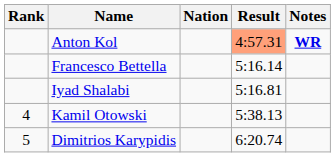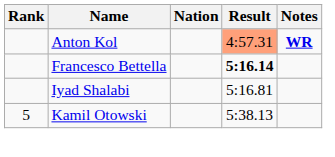(259, 66) normal -> (250, 66) bold
(26, 115) 4 -> (26, 115) 5
- row: (114, 139)
